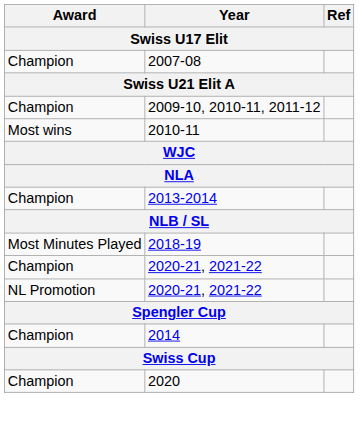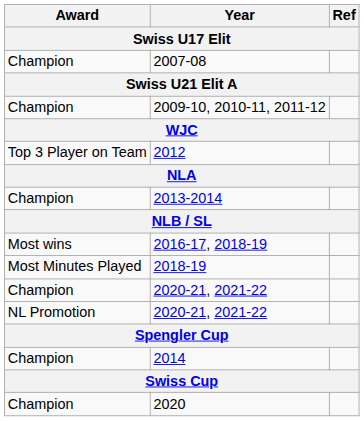- row: (40, 130)
+ row: (77, 152)
+ row: (40, 244)
